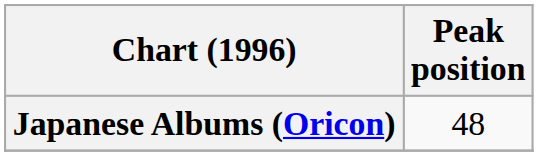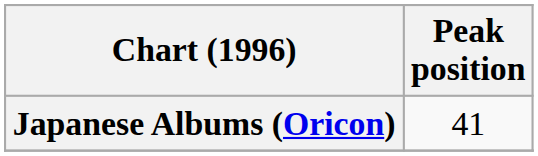(468, 122) 48 -> (468, 122) 41
